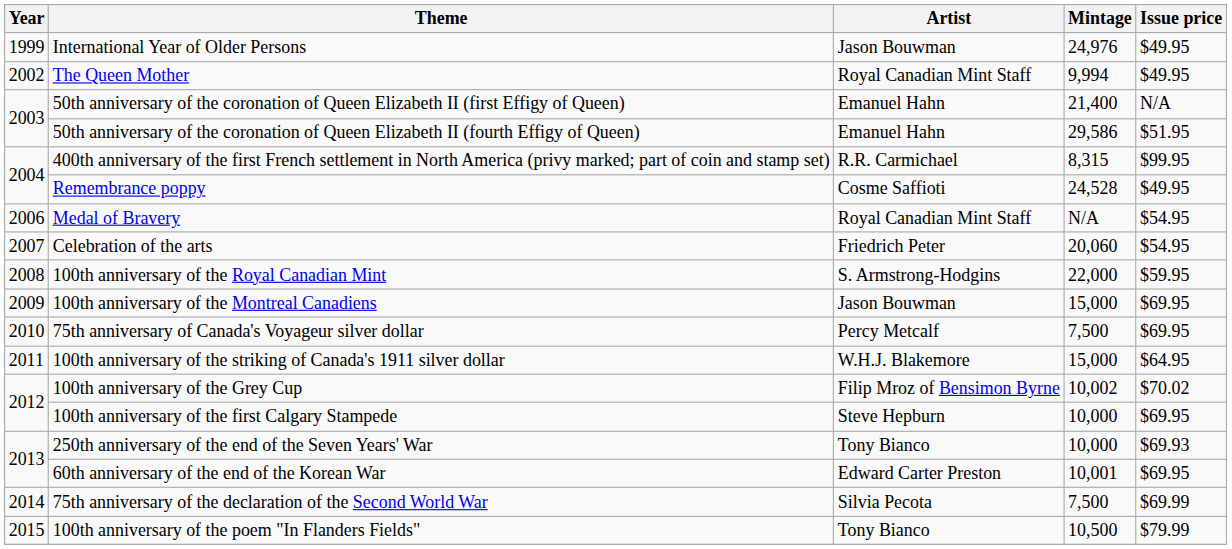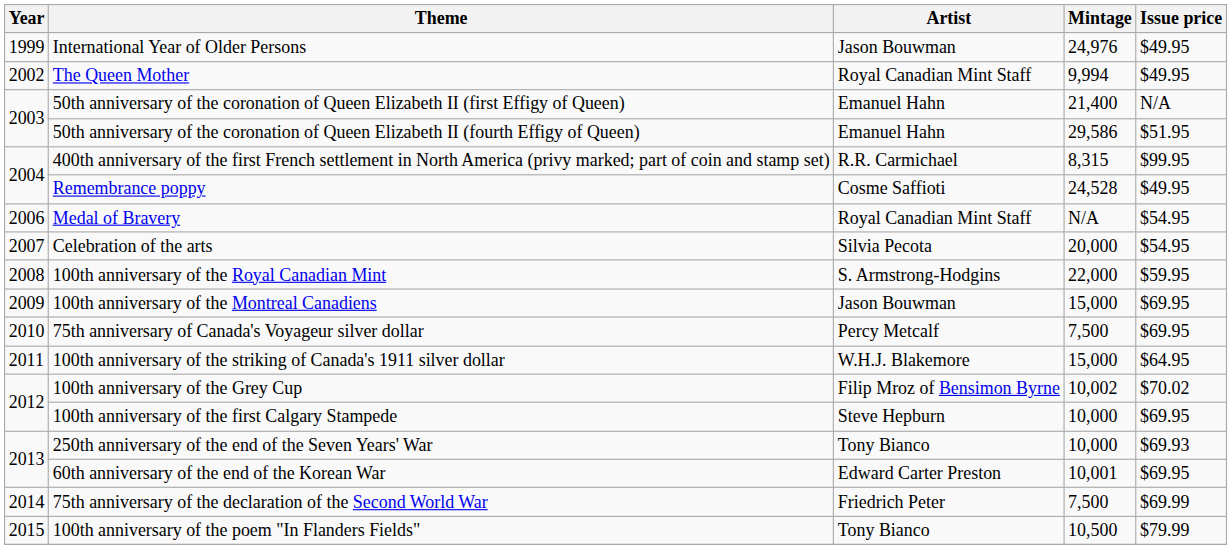(891, 246) Friedrich Peter -> (885, 246) Silvia Pecota
(1093, 246) 20,060 -> (1093, 246) 20,000
(885, 501) Silvia Pecota -> (891, 501) Friedrich Peter
